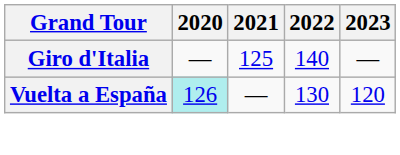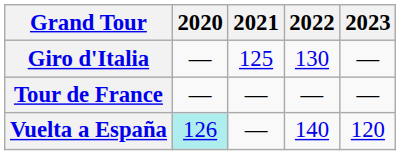(312, 58) 140 -> (312, 58) 130
+ row: (88, 94)
(312, 94) 130 -> (312, 130) 140
